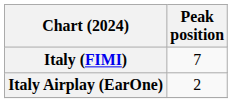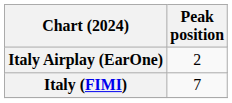rows swapped: (86, 60) <-> (86, 85)
